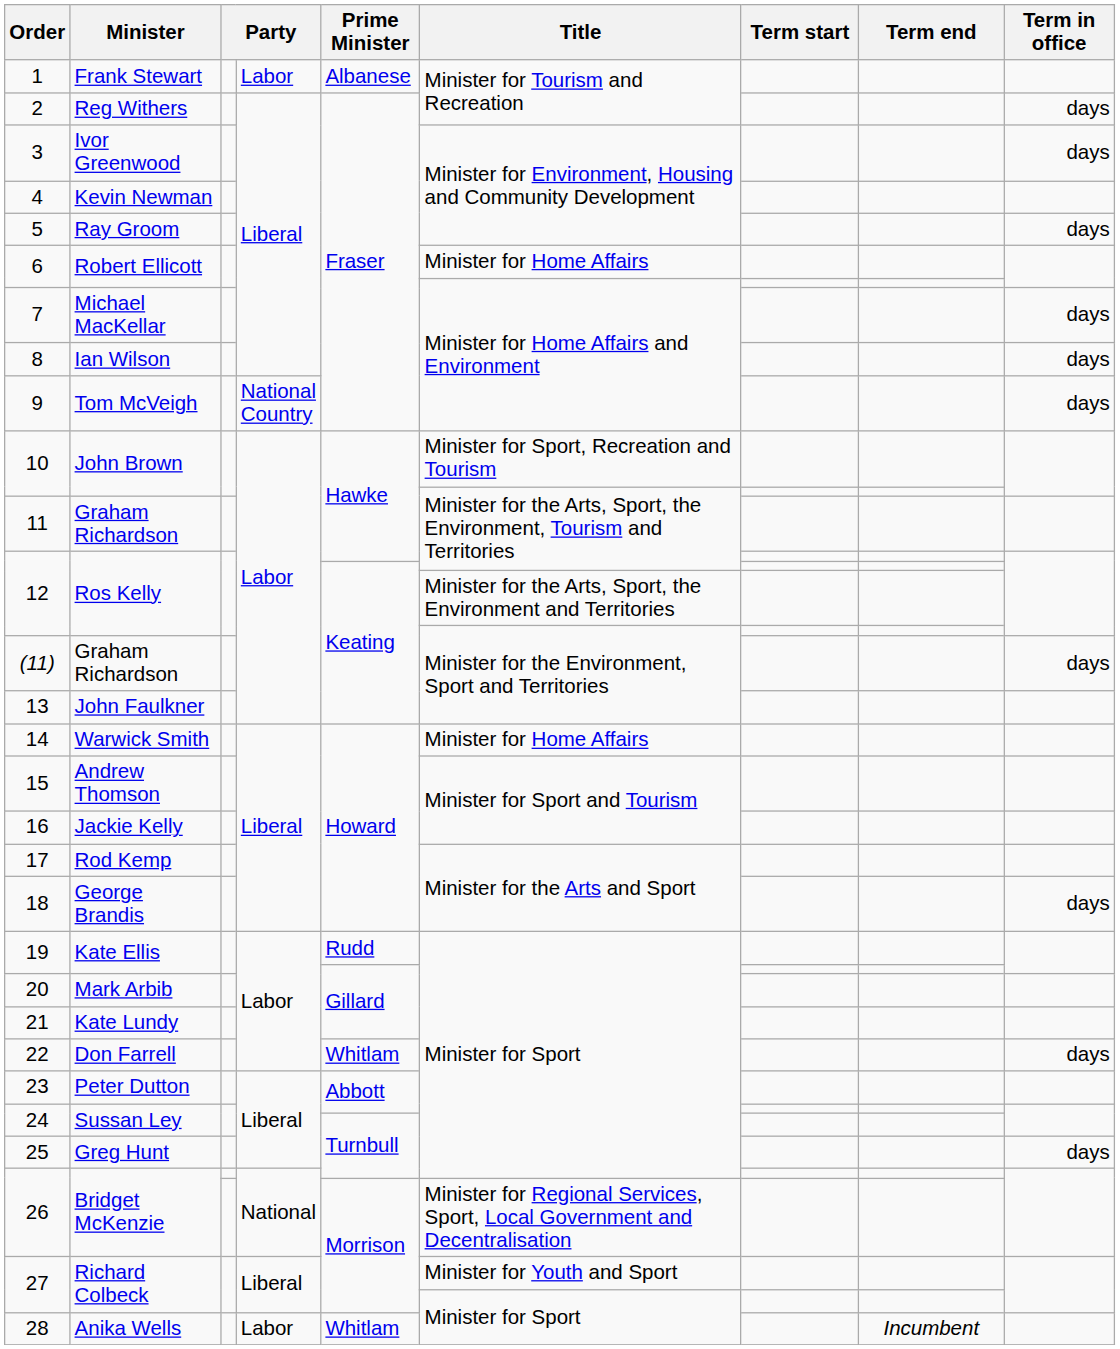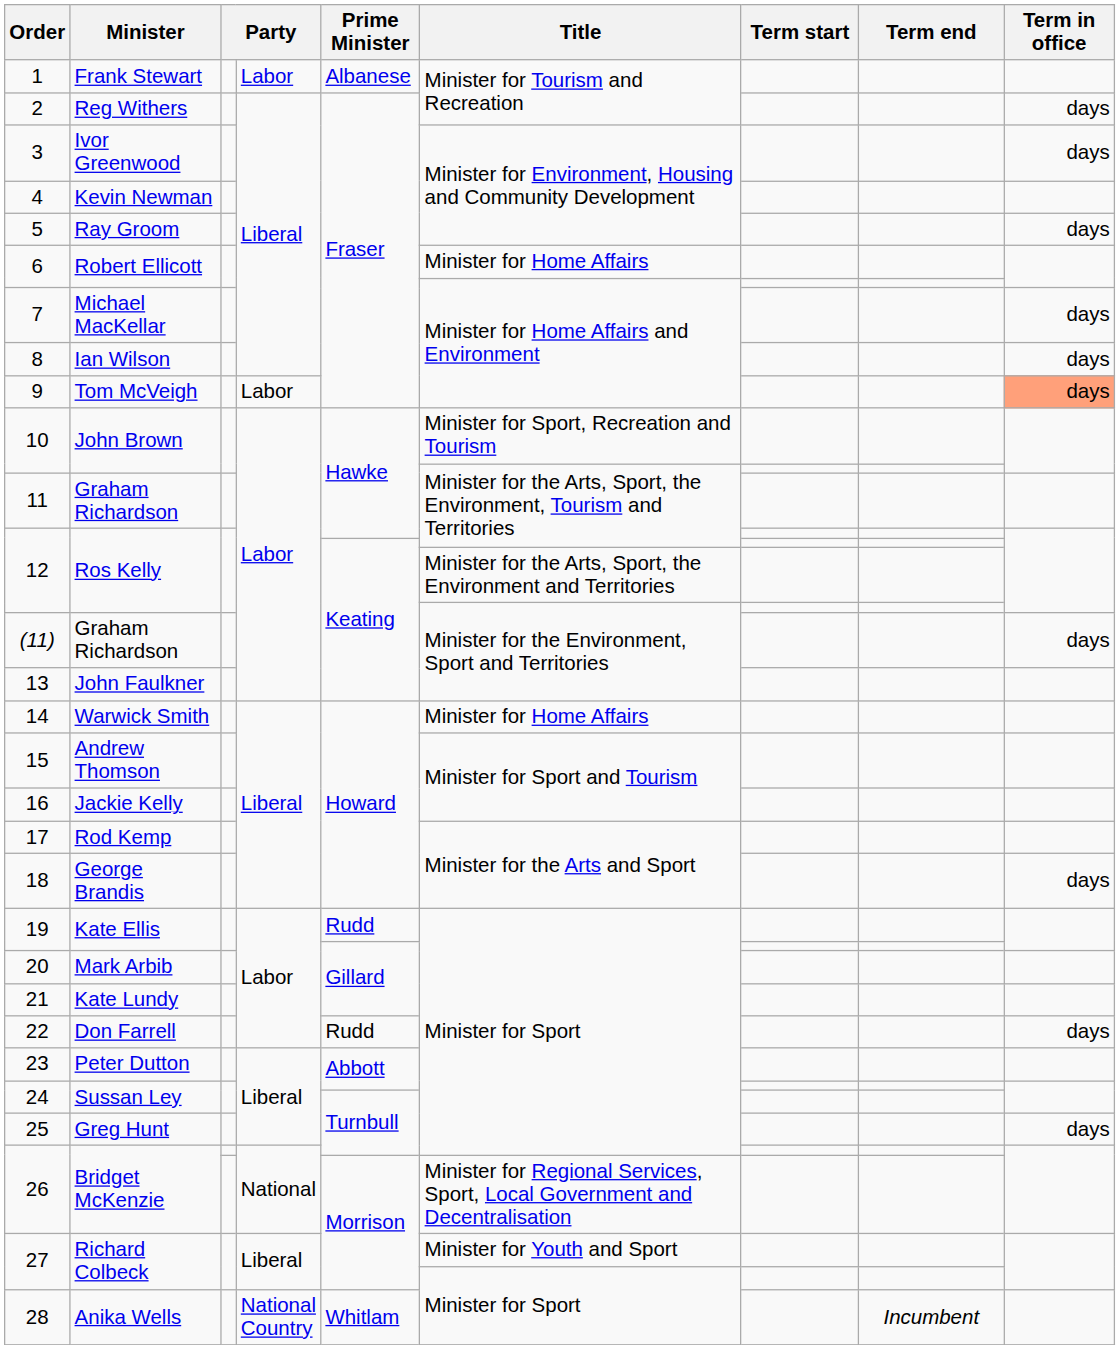(278, 403) National Country -> (267, 391) Labor
(1088, 403) no background -> (1088, 391) lightsalmon background
(362, 1054) Whitlam -> (350, 1031) Rudd
(267, 1328) Labor -> (278, 1316) National Country
